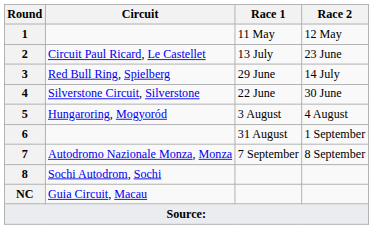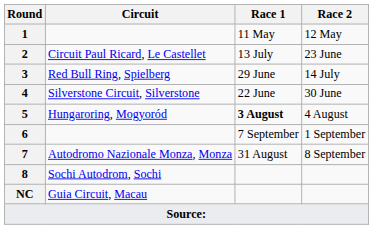(260, 113) normal -> (261, 113) bold
(263, 133) 31 August -> (268, 133) 7 September
(268, 153) 7 September -> (263, 153) 31 August
